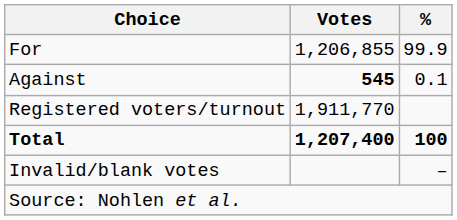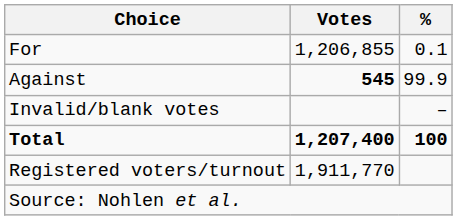(426, 50) 99.9 -> (431, 50) 0.1
(431, 80) 0.1 -> (426, 80) 99.9
rows swapped: (114, 170) <-> (148, 110)
